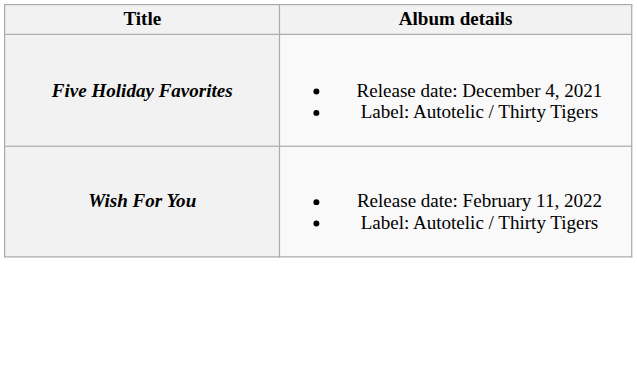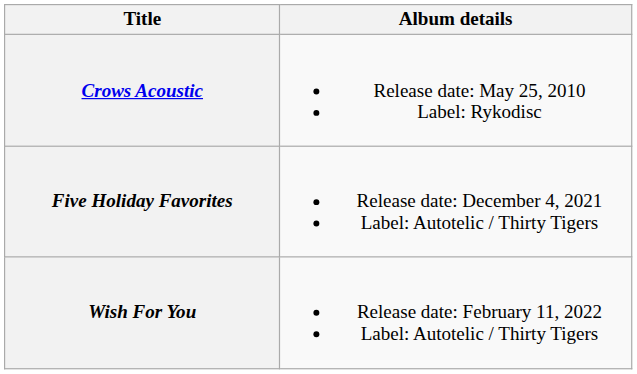+ row: (142, 90)
